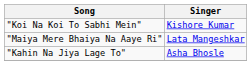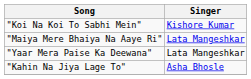+ row: (79, 54)
